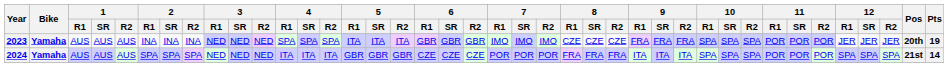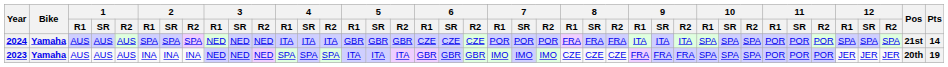rows swapped: (17, 41) <-> (17, 56)
